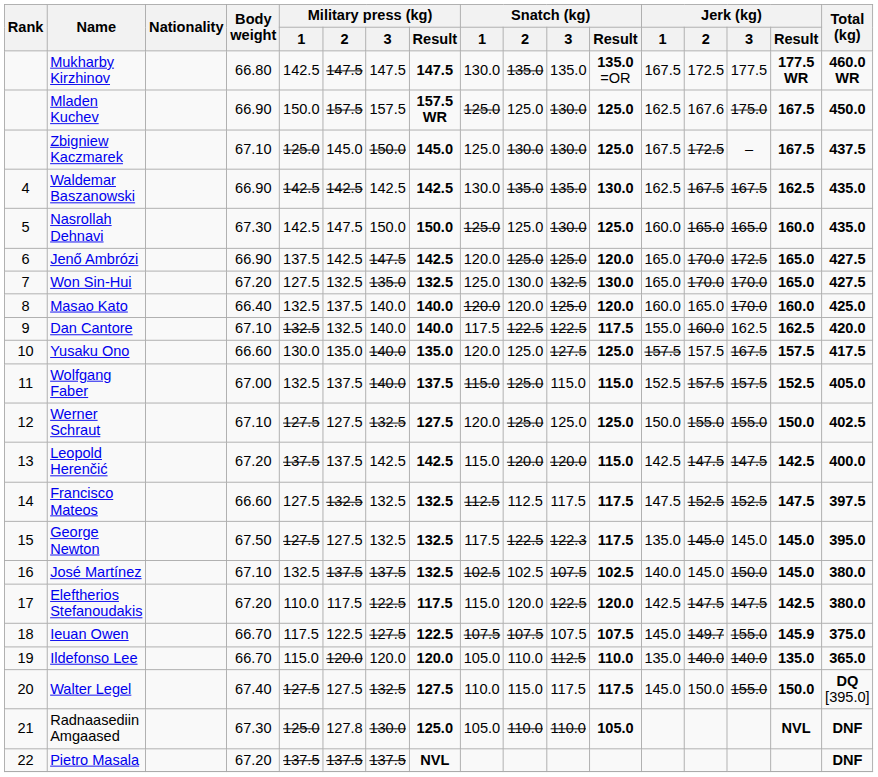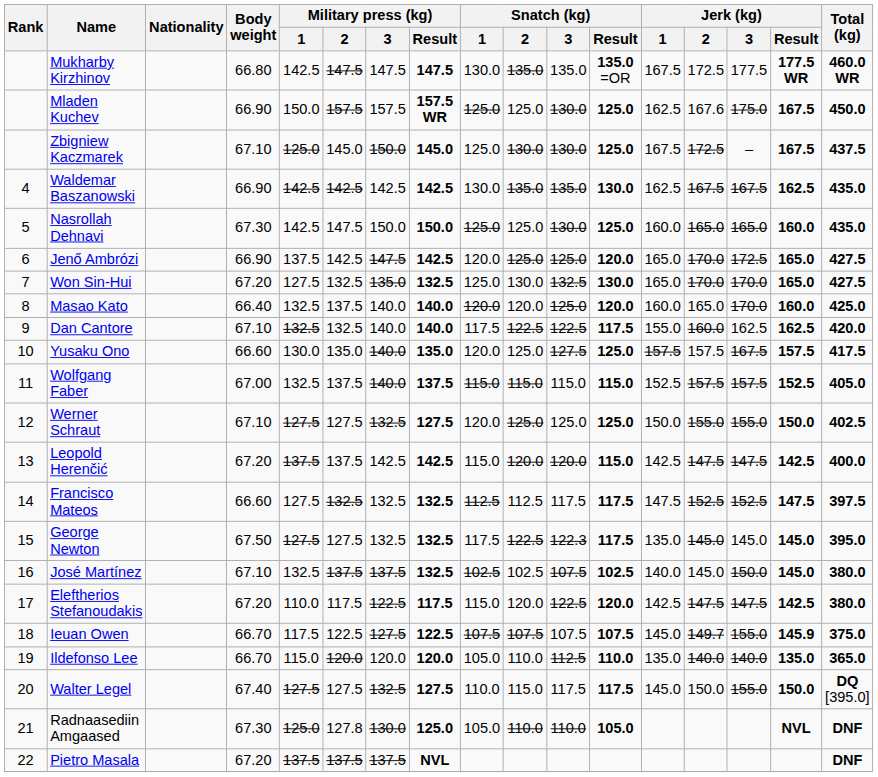(525, 383) 125.0 -> (525, 383) 115.0
